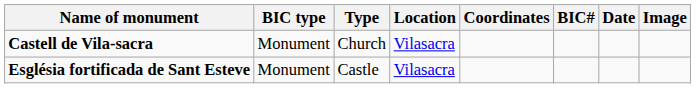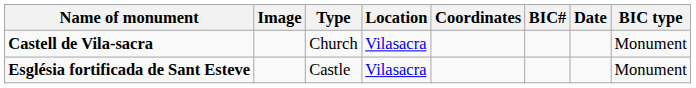columns swapped: (294, 17) <-> (665, 17)
